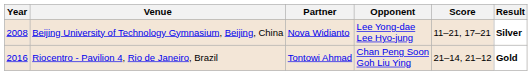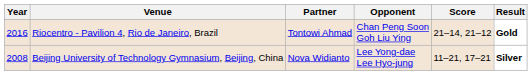rows swapped: (158, 33) <-> (125, 58)
